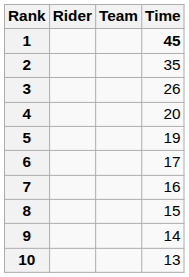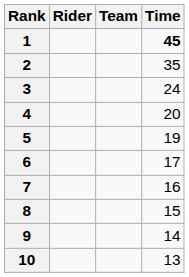(172, 89) 26 -> (172, 89) 24
